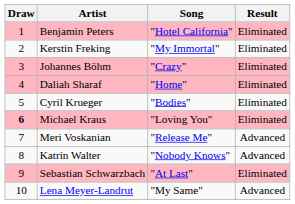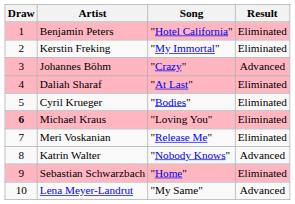(262, 66) Eliminated -> (262, 66) Advanced
(169, 84) "Home" -> (172, 84) "At Last"
(262, 137) Advanced -> (262, 137) Eliminated
(172, 173) "At Last" -> (169, 173) "Home"
